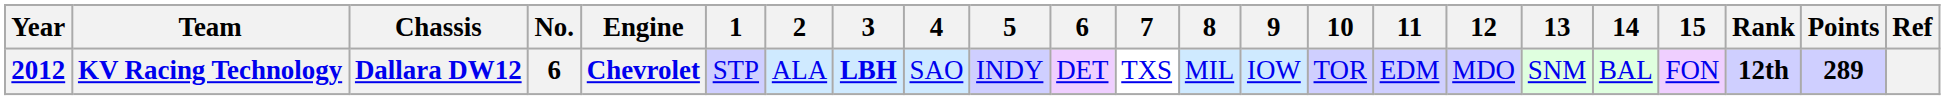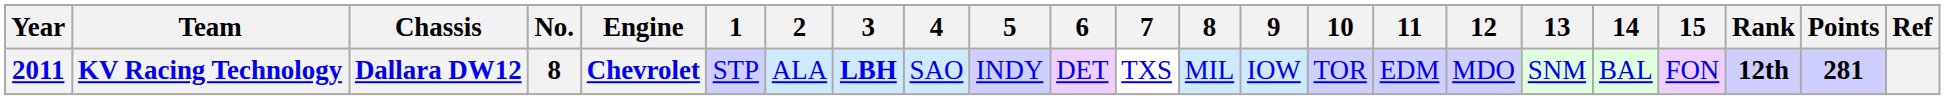(38, 70) 2012 -> (38, 70) 2011
(554, 70) 6 -> (554, 70) 8
(1844, 70) 289 -> (1844, 70) 281
